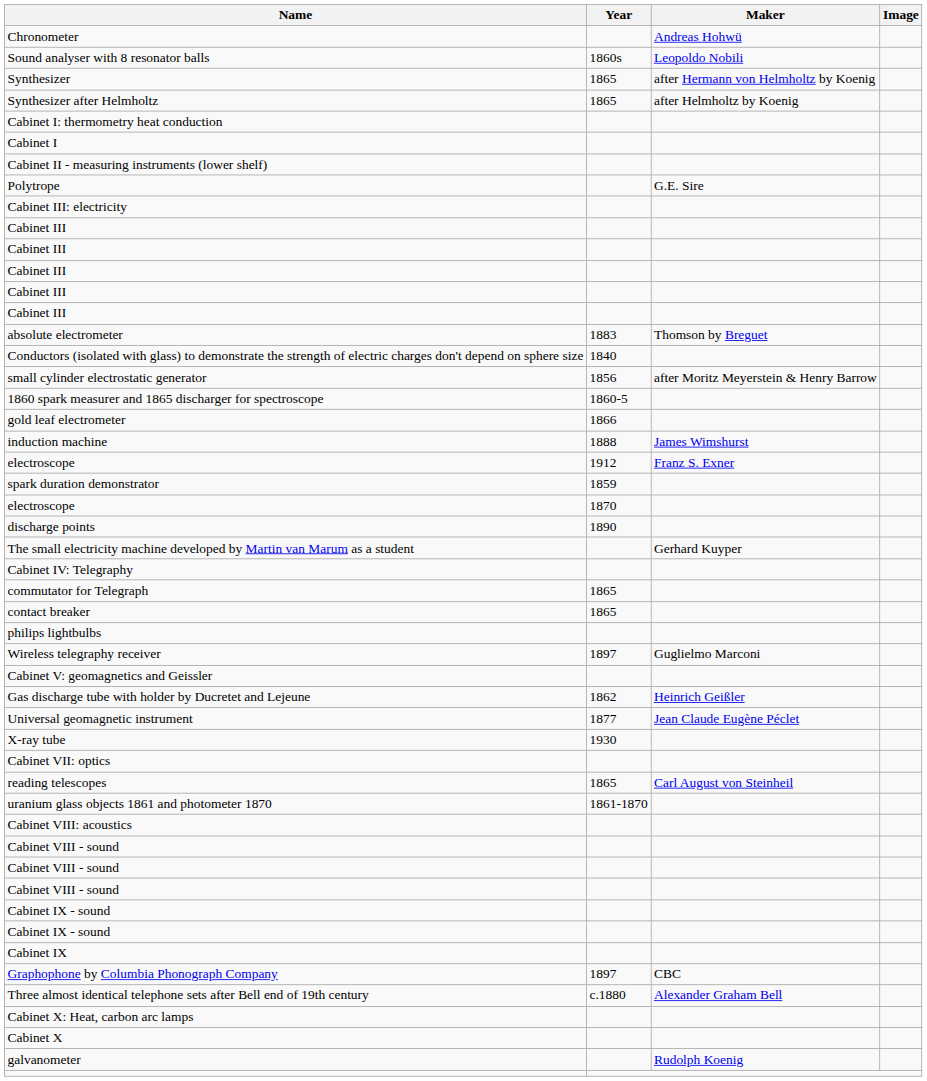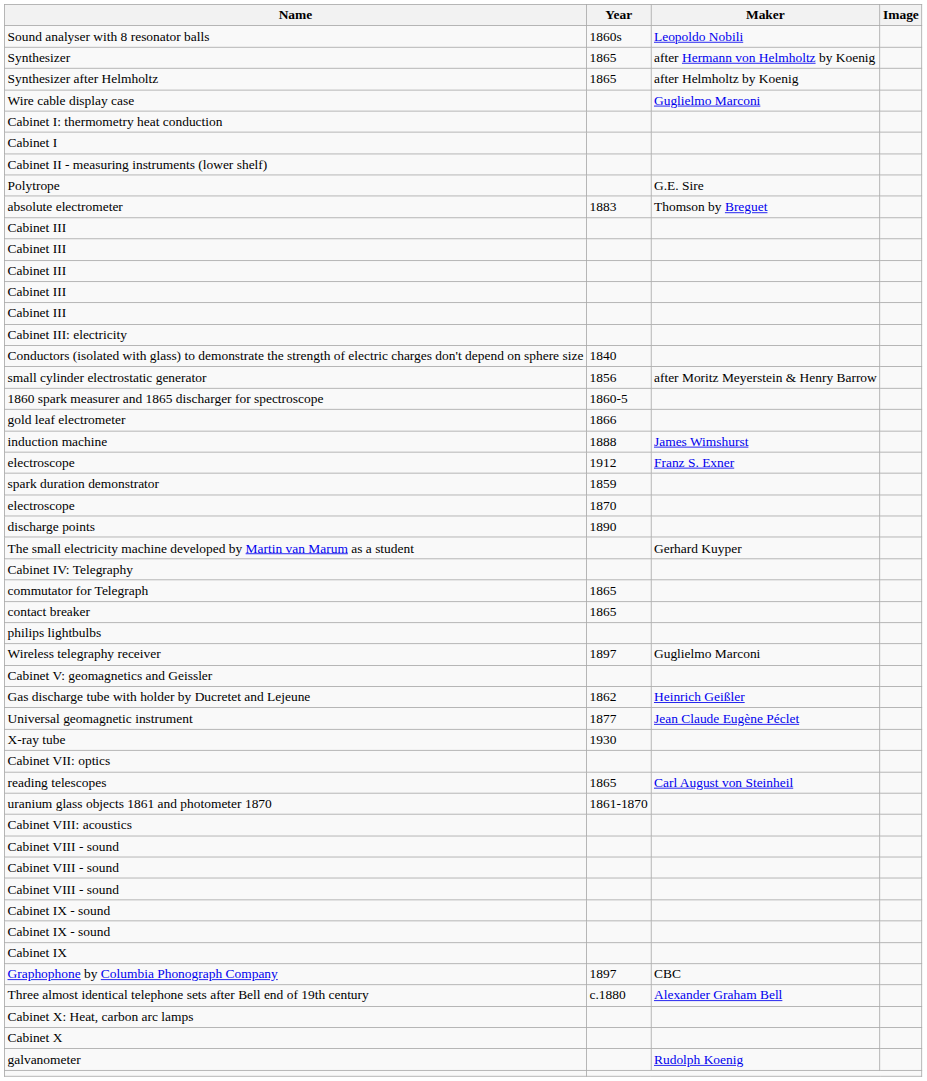- row: (43, 36)
+ row: (71, 100)
rows swapped: (67, 206) <-> (65, 334)
